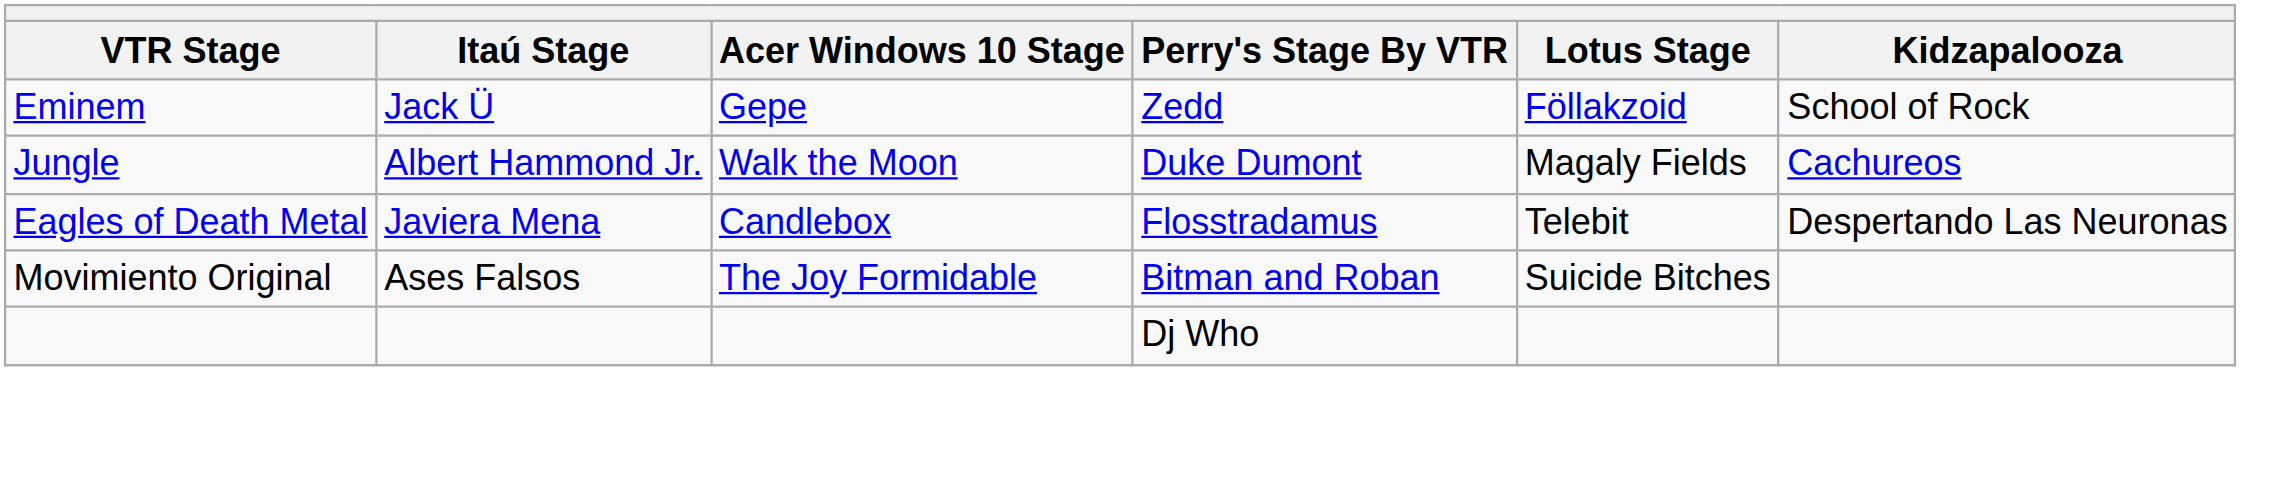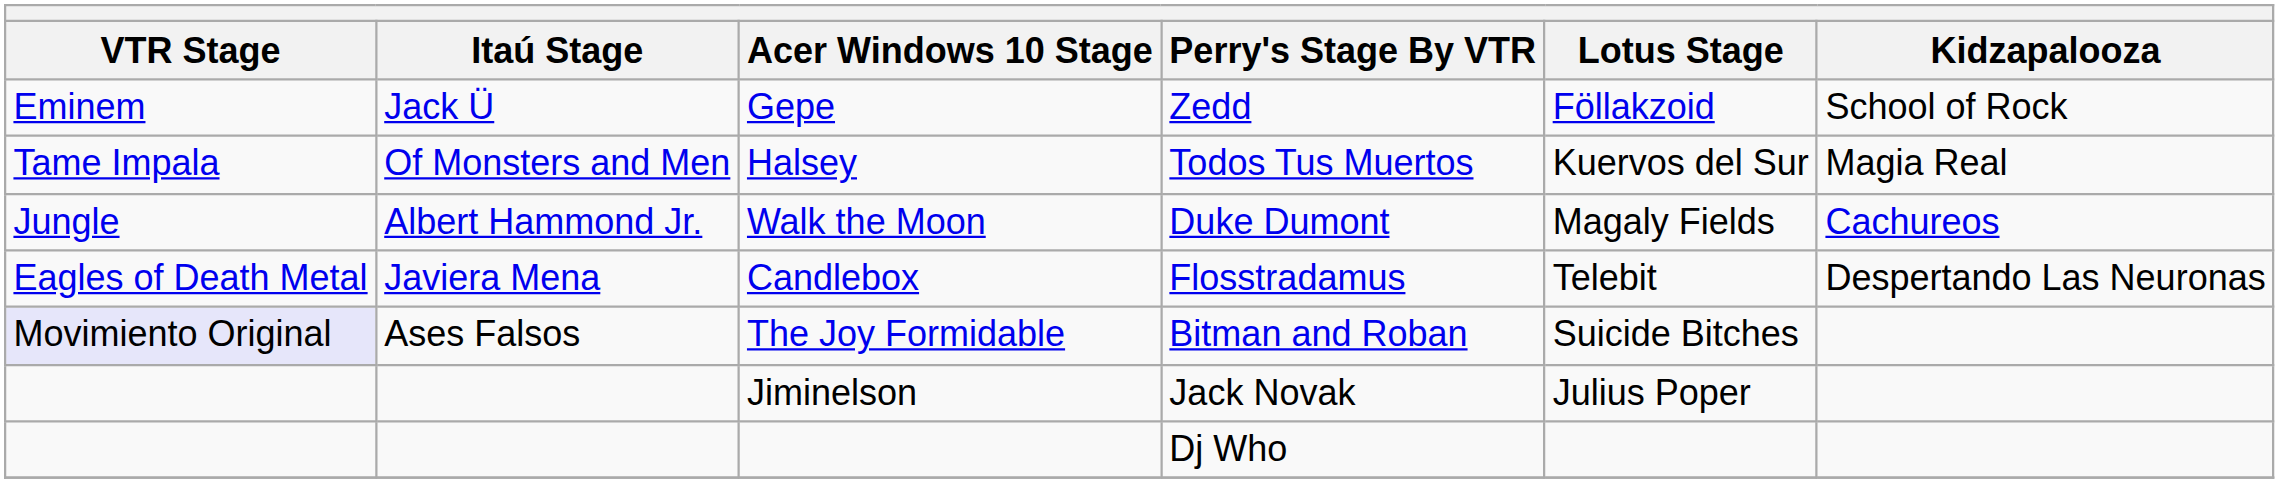+ row: (802, 163)
(172, 278) no background -> (172, 335) lavender background
+ row: (832, 392)
